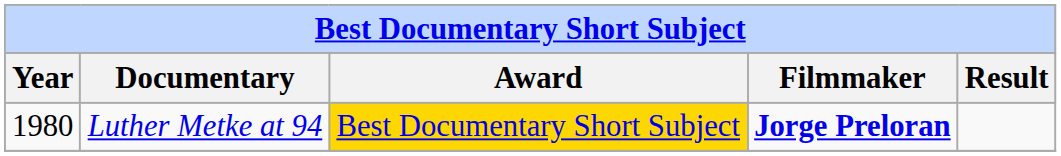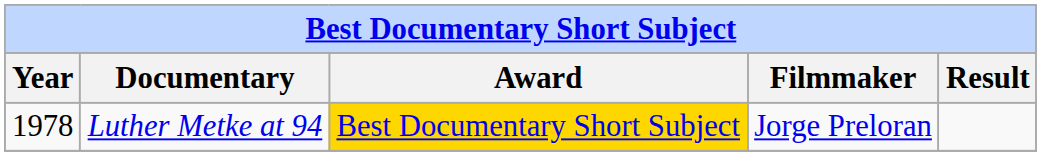(43, 126) 1980 -> (43, 126) 1978
(852, 126) bold -> (843, 126) normal
